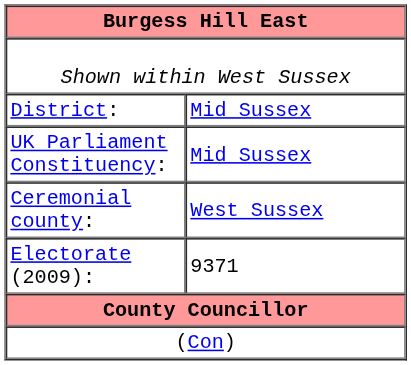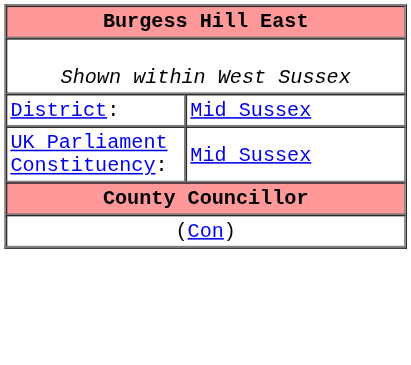- row: (71, 210)
- row: (71, 266)
